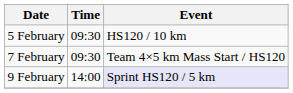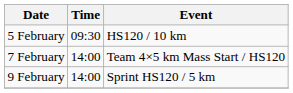(86, 56) 09:30 -> (86, 56) 14:00
(161, 77) lavender background -> (161, 77) no background
